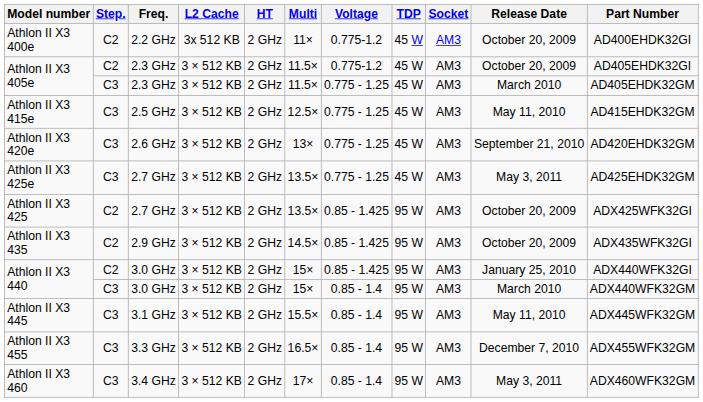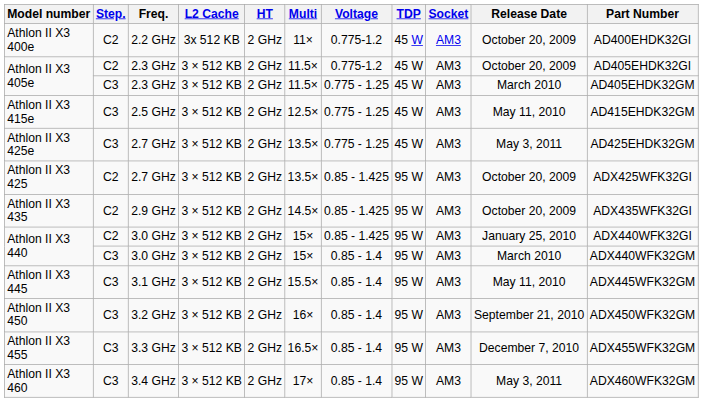- row: (39, 144)
+ row: (39, 315)
